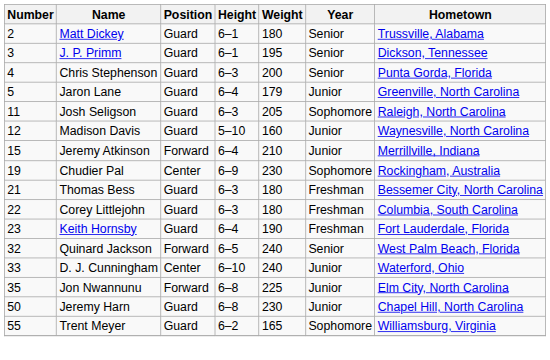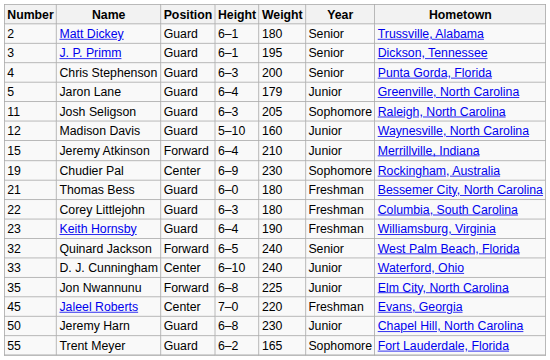(228, 190) 6–3 -> (228, 190) 6–0
(443, 229) Fort Lauderdale, Florida -> (437, 229) Williamsburg, Virginia
+ row: (99, 307)
(437, 326) Williamsburg, Virginia -> (443, 346) Fort Lauderdale, Florida
